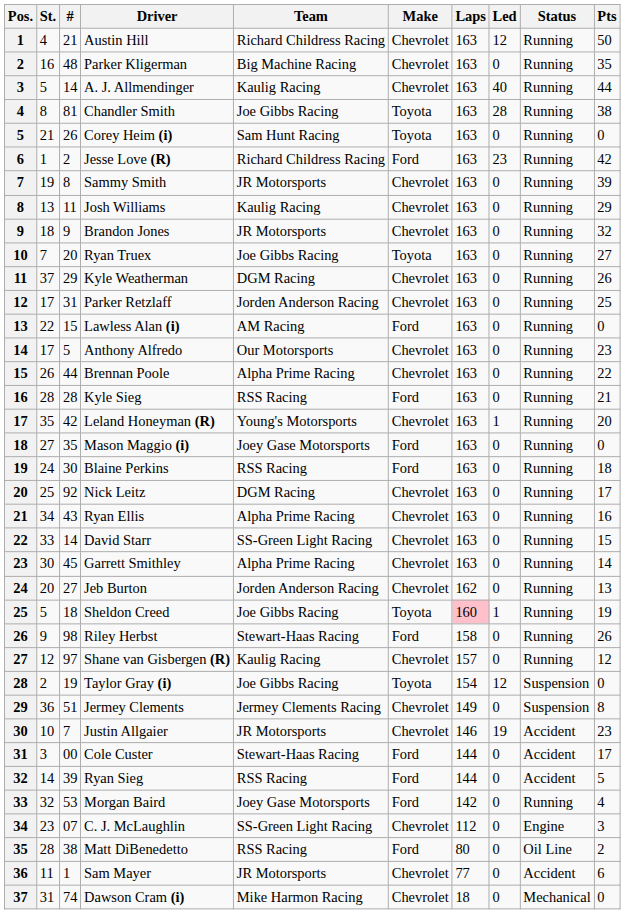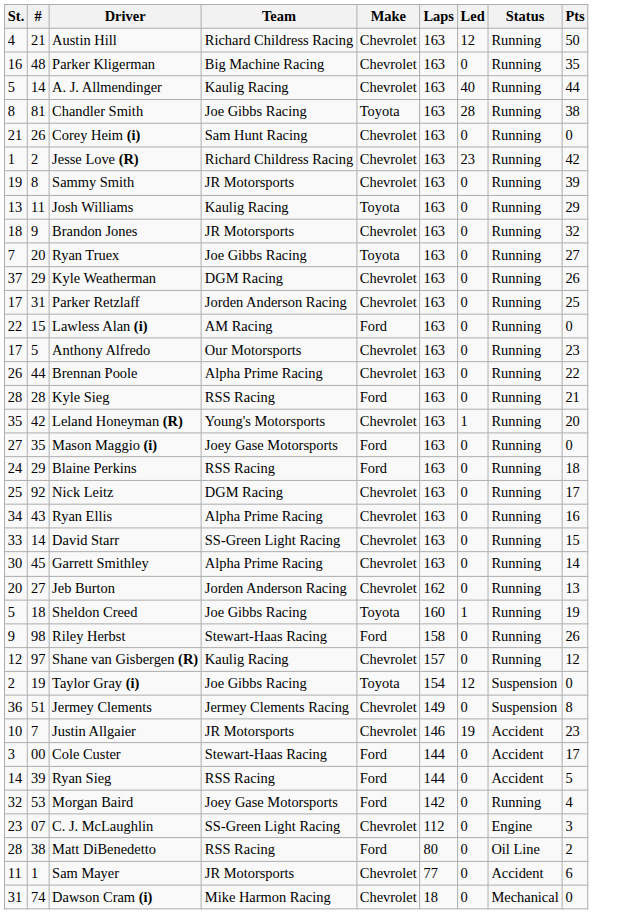- column: (20, 16)
(412, 135) Toyota -> (388, 135) Chevrolet
(405, 159) Ford -> (388, 159) Chevrolet
(420, 207) Chevrolet -> (380, 207) Toyota
(70, 468) 30 -> (38, 468) 29
(466, 611) pink background -> (434, 611) no background
